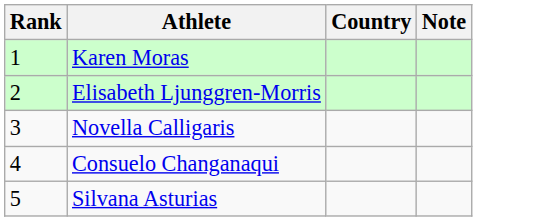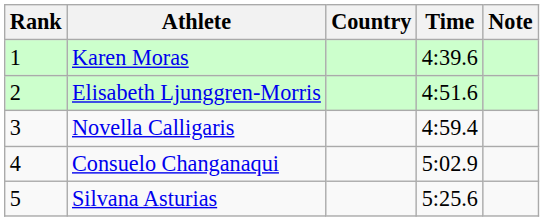+ column: (450, 22)
